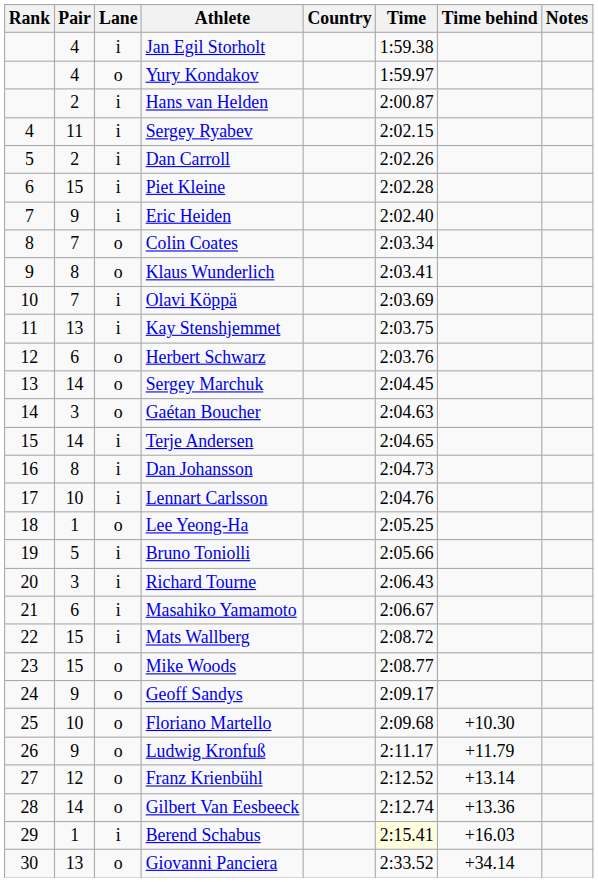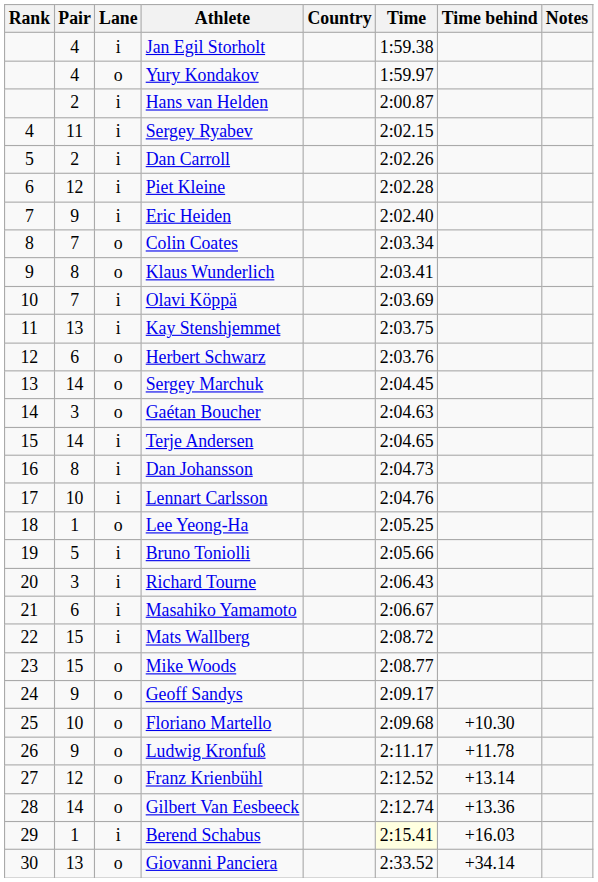(75, 187) 15 -> (75, 187) 12
(490, 750) +11.79 -> (490, 750) +11.78
